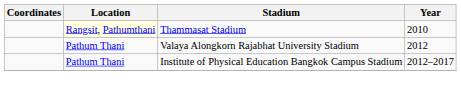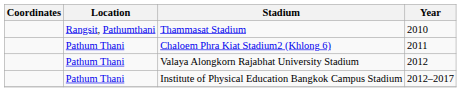(111, 29) lightyellow background -> (111, 29) no background
+ row: (246, 45)
